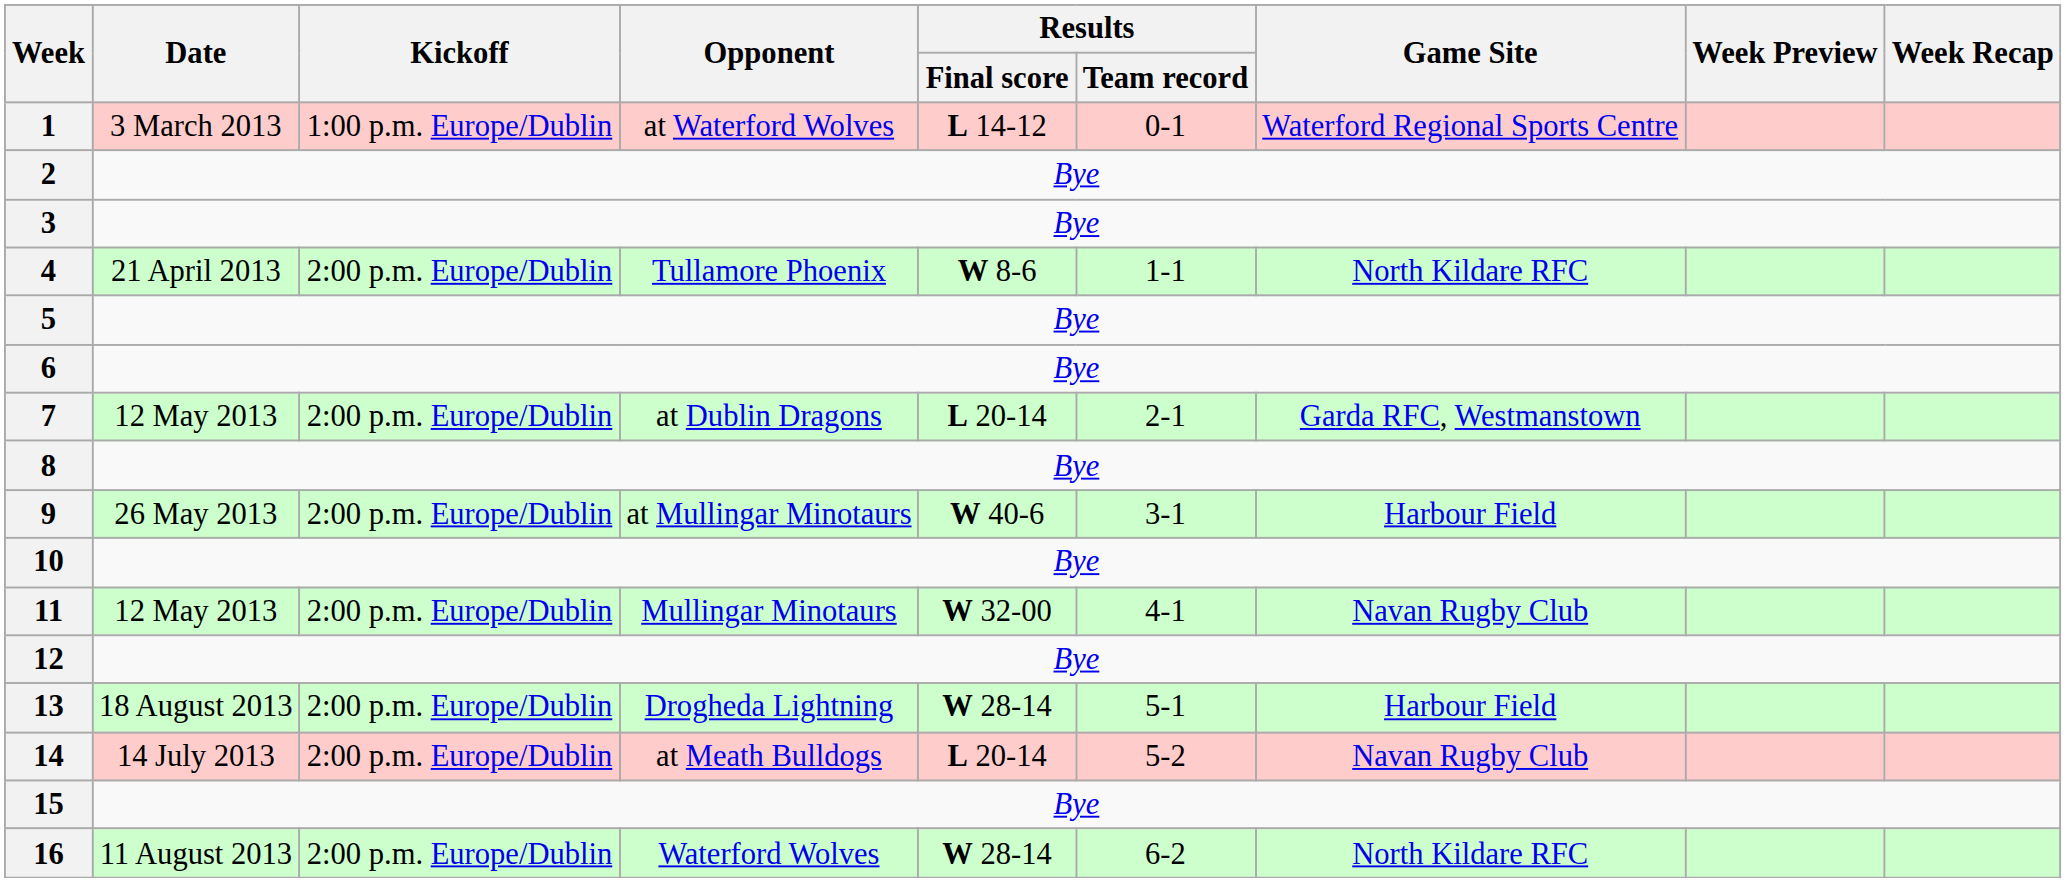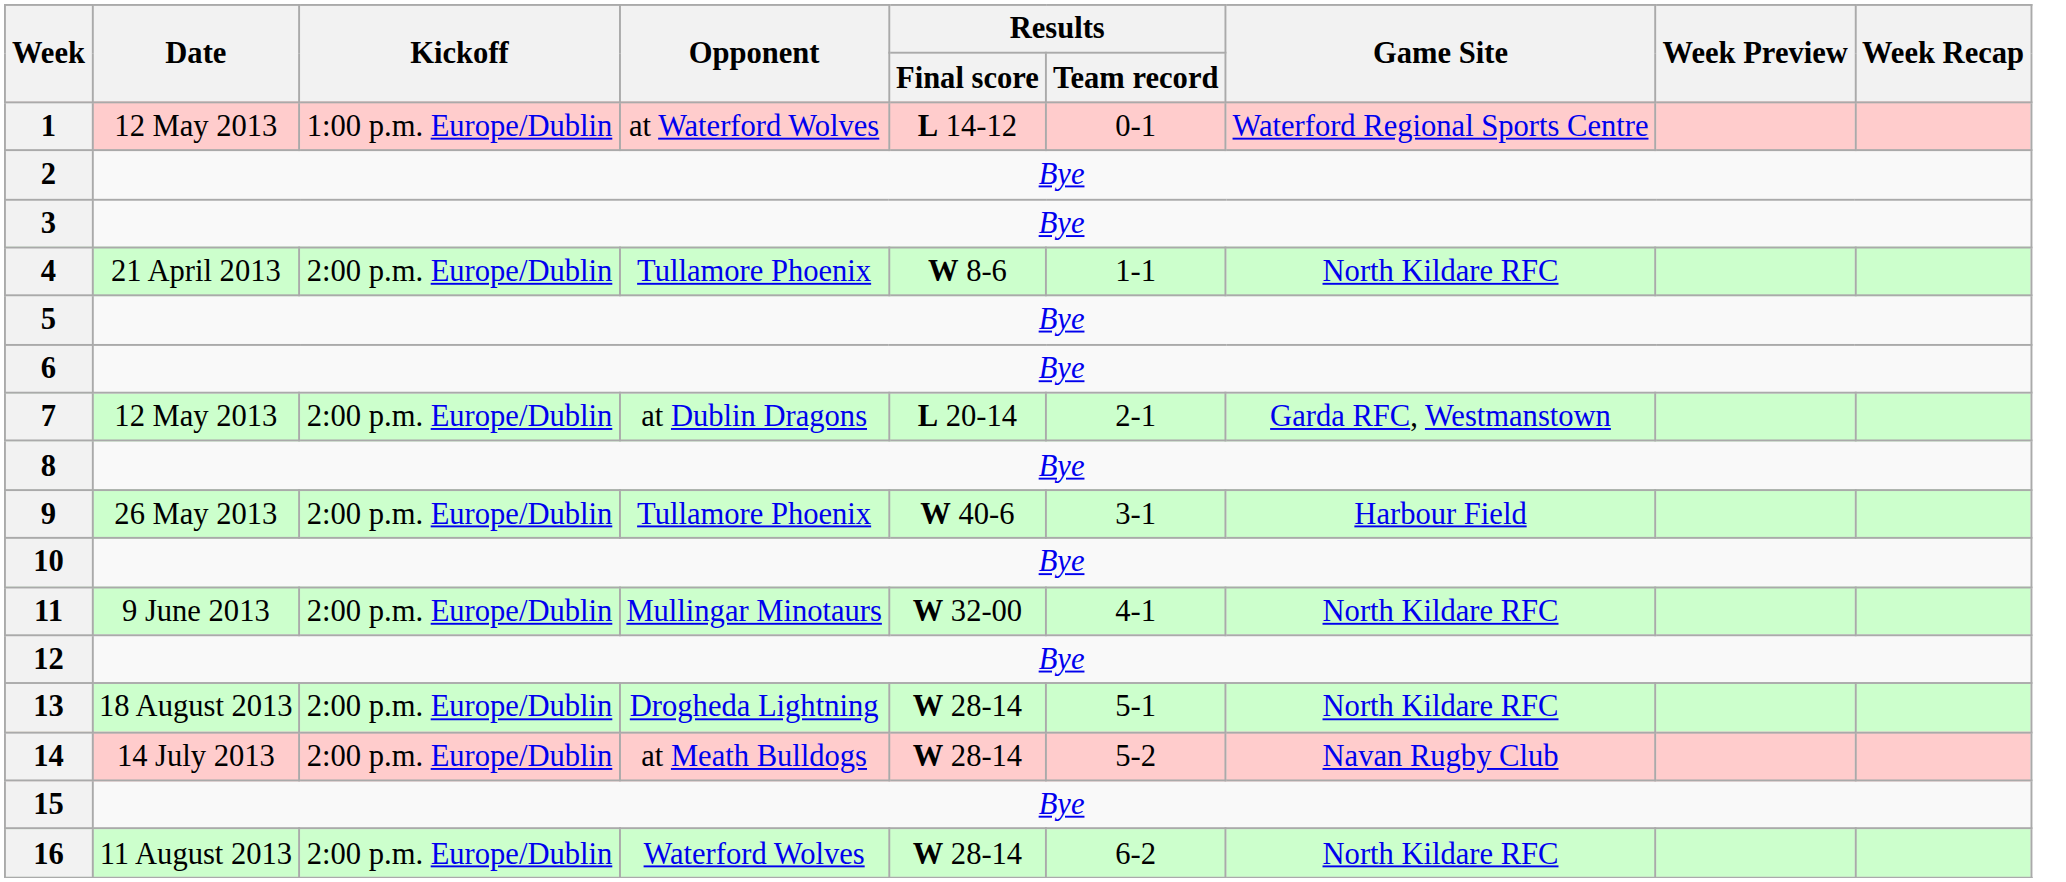(196, 125) 3 March 2013 -> (196, 125) 12 May 2013
(769, 513) at Mullingar Minotaurs -> (754, 513) Tullamore Phoenix
(196, 610) 12 May 2013 -> (196, 610) 9 June 2013
(1470, 610) Navan Rugby Club -> (1441, 610) North Kildare RFC
(1470, 707) Harbour Field -> (1441, 707) North Kildare RFC
(997, 755) L 20-14 -> (967, 755) W 28-14
